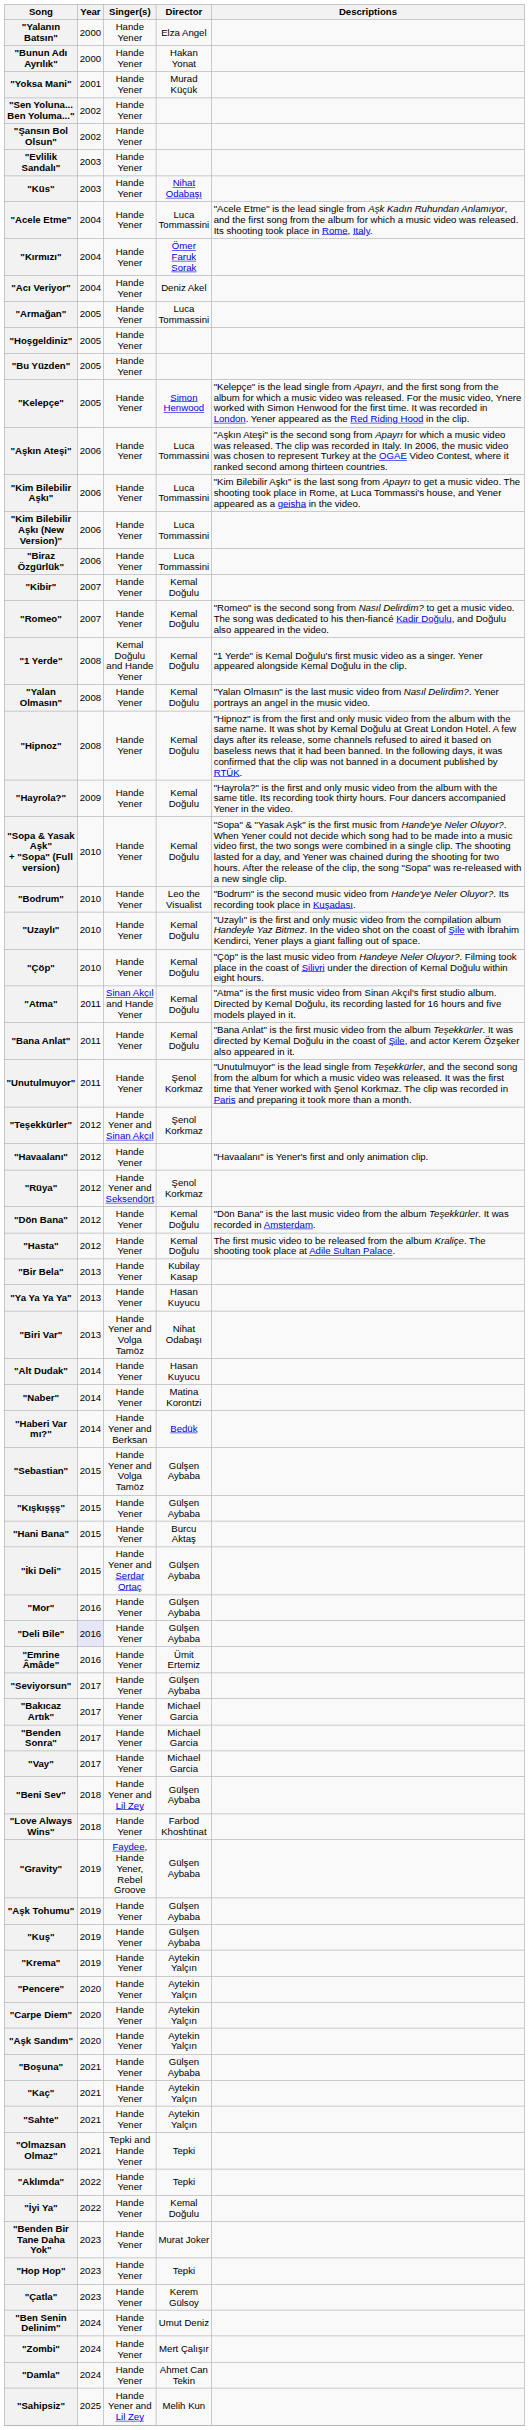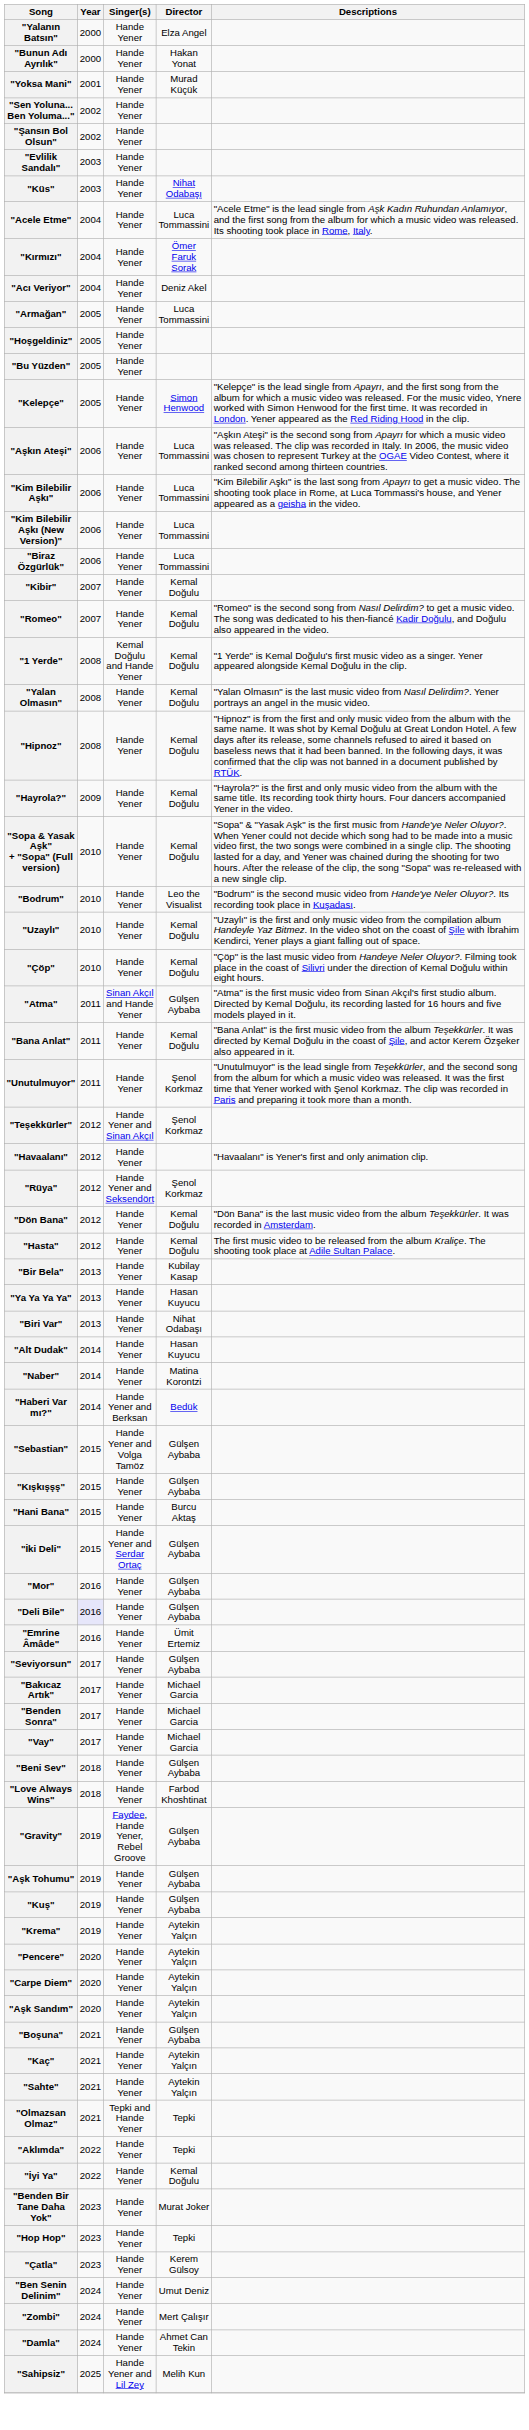(184, 1004) Kemal Doğulu -> (184, 1004) Gülşen Aybaba
(130, 1334) Hande Yener and Volga Tamöz -> (130, 1324) Hande Yener
(130, 1795) Hande Yener and Lil Zey -> (130, 1768) Hande Yener
